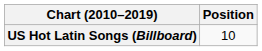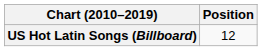(228, 35) 10 -> (228, 35) 12
